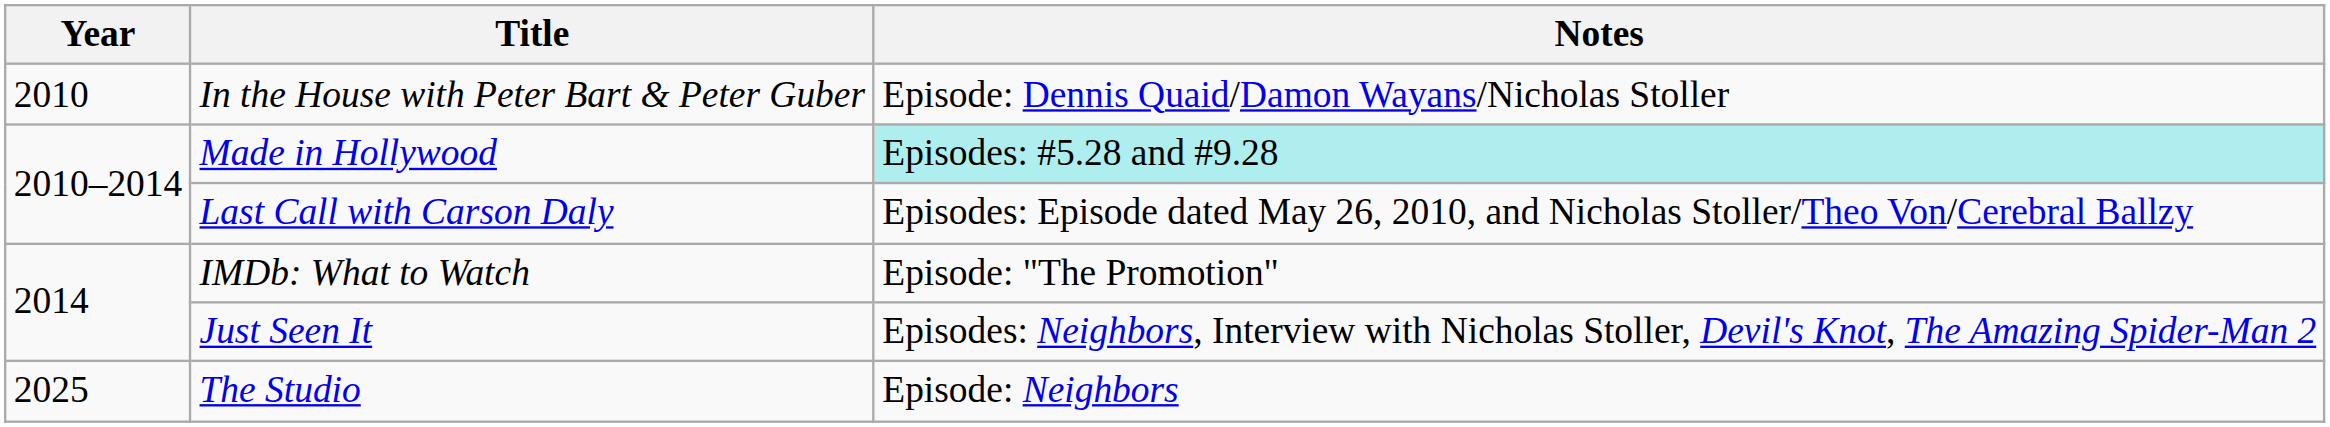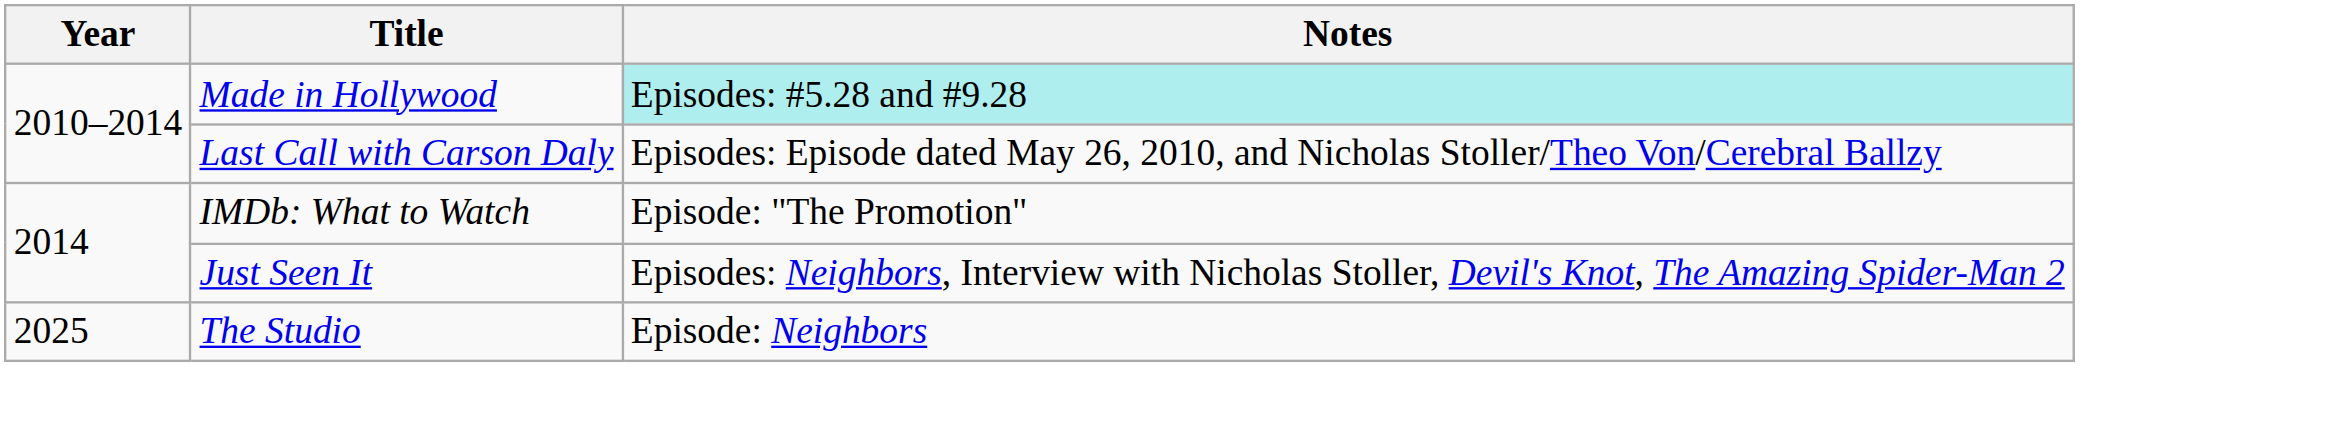- row: (532, 93)
